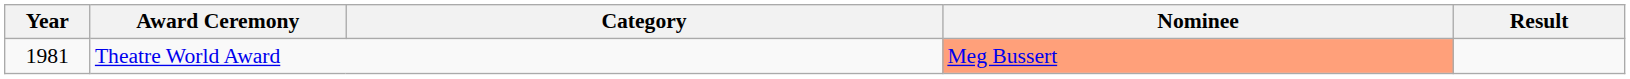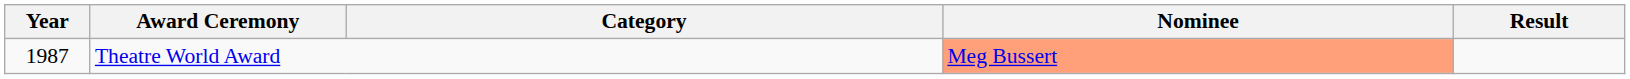(47, 55) 1981 -> (47, 55) 1987
